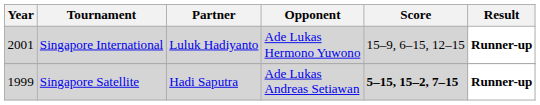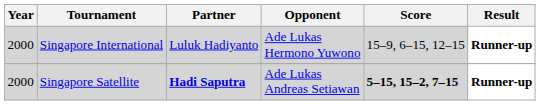(21, 45) 2001 -> (21, 45) 2000
(21, 82) 1999 -> (21, 82) 2000
(204, 82) normal -> (207, 82) bold
